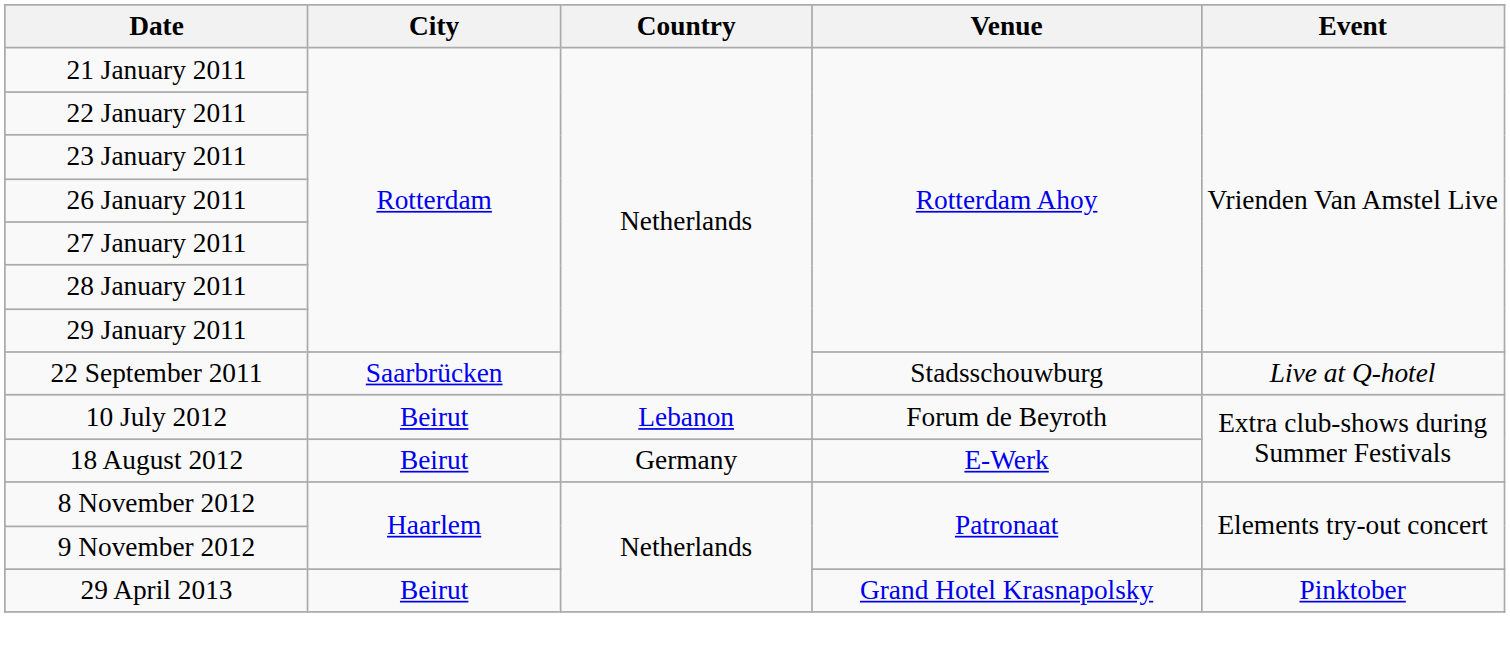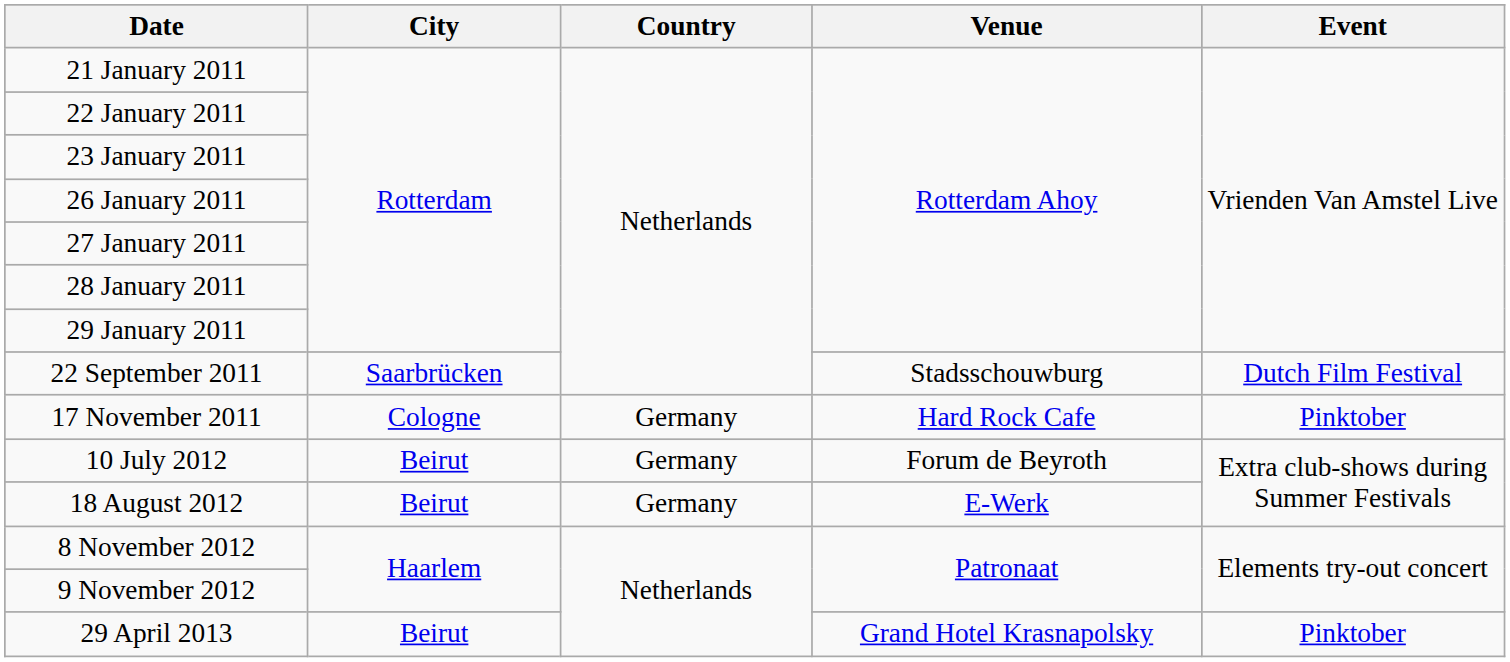(1353, 373) Live at Q-hotel -> (1353, 373) Dutch Film Festival
+ row: (157, 416)
(686, 416) Lebanon -> (686, 460) Germany
